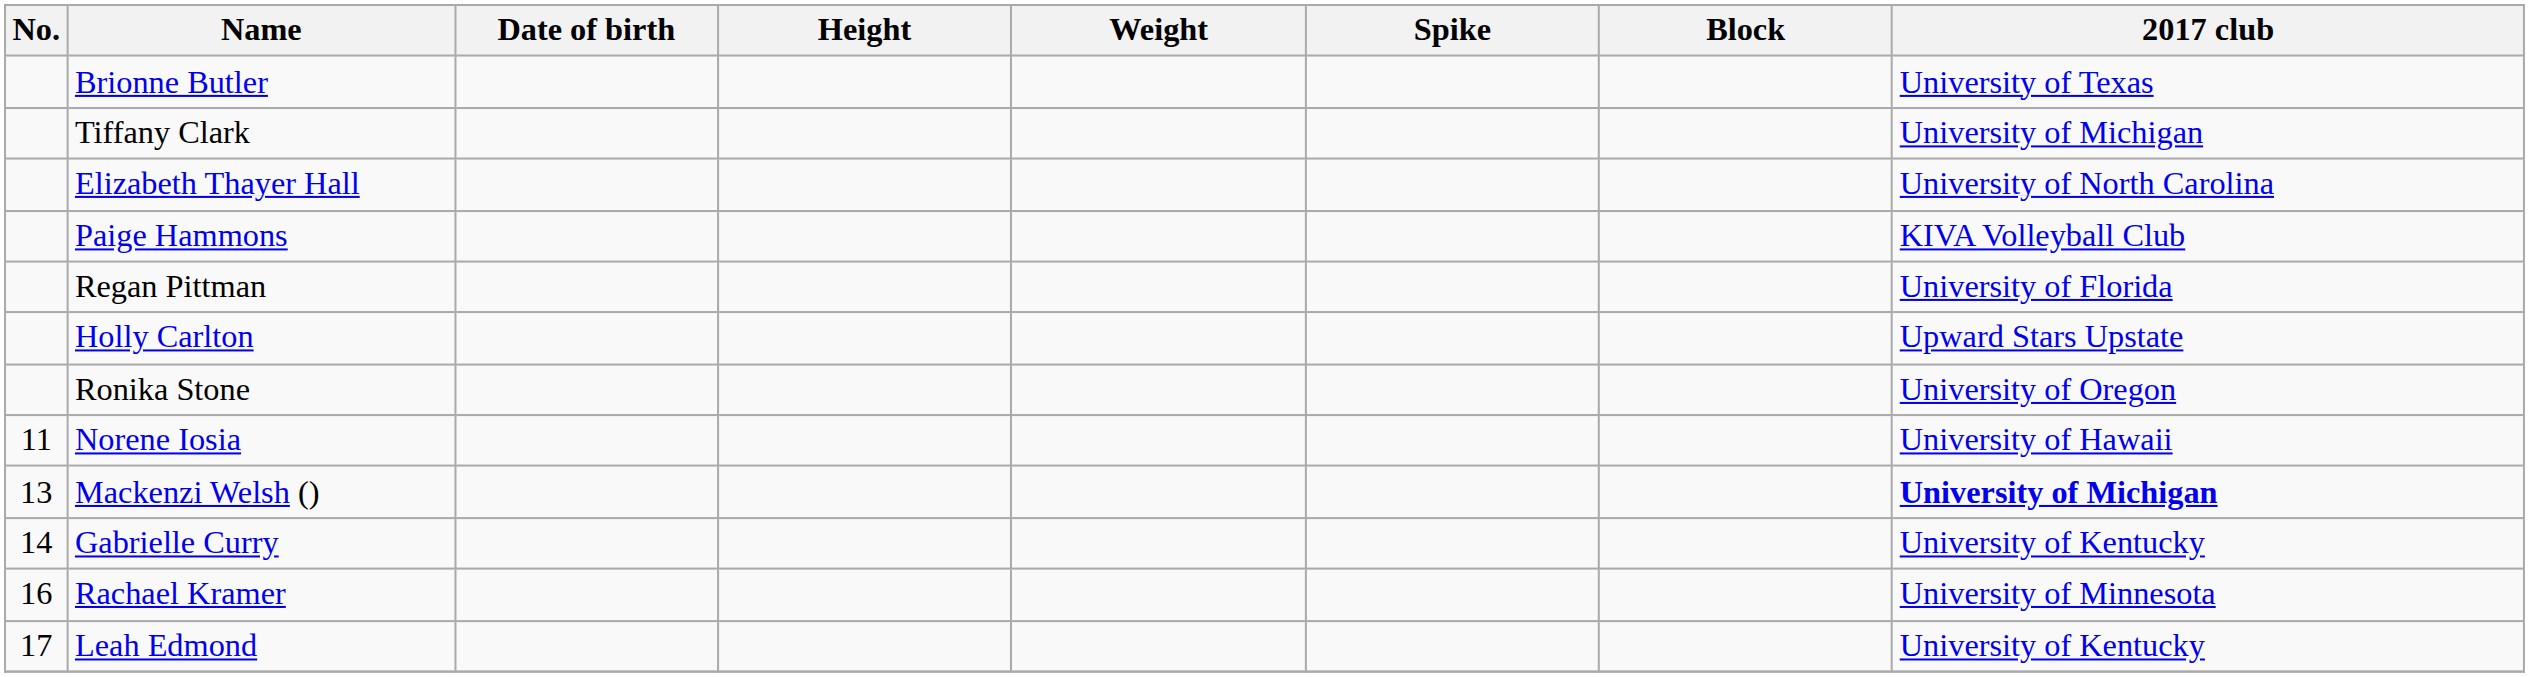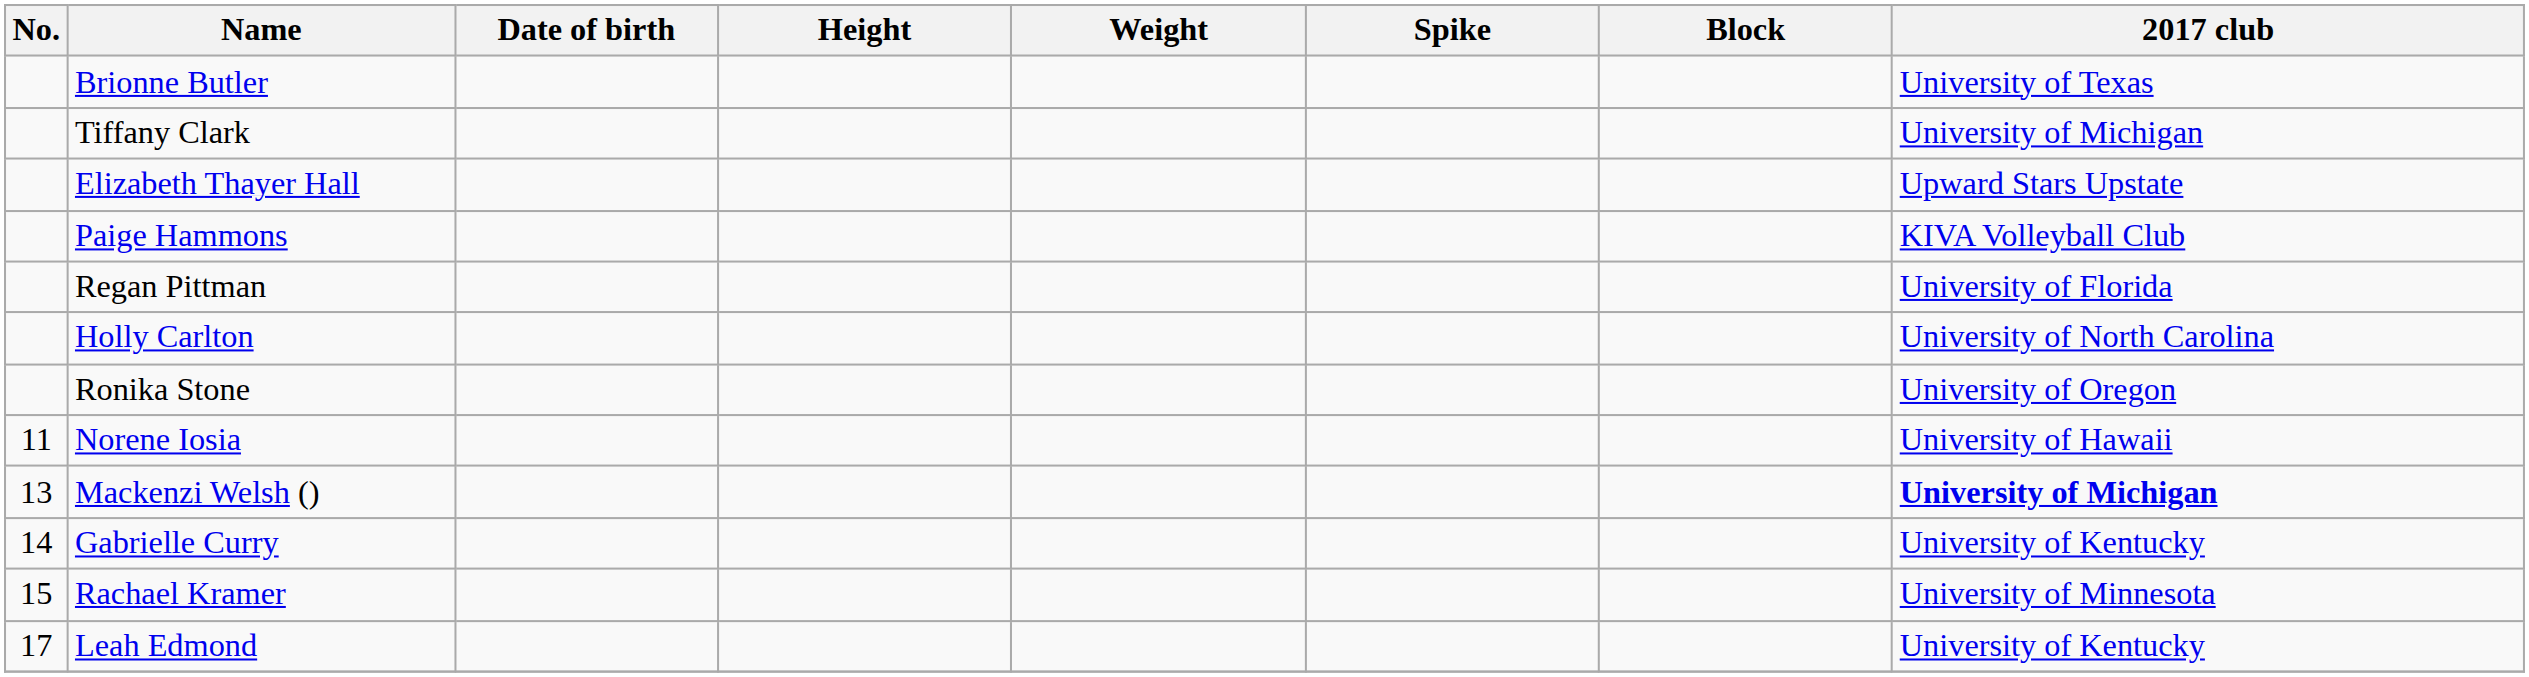(2087, 183) University of North Carolina -> (2042, 183) Upward Stars Upstate
(2042, 337) Upward Stars Upstate -> (2087, 337) University of North Carolina
(36, 593) 16 -> (36, 593) 15
